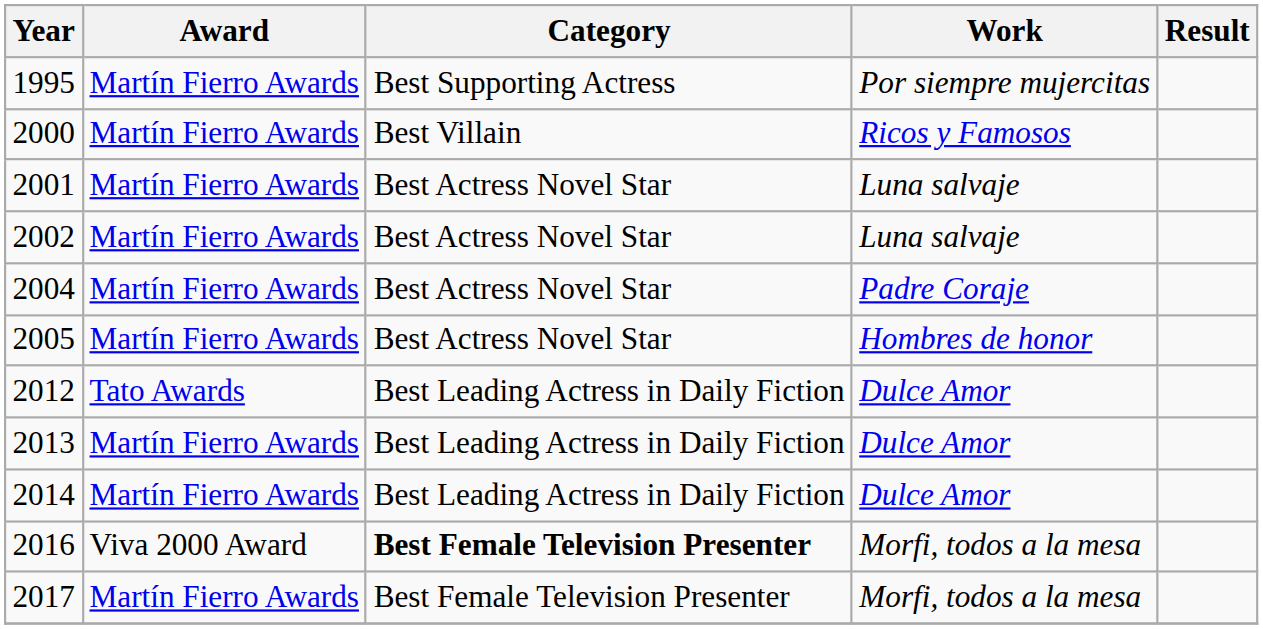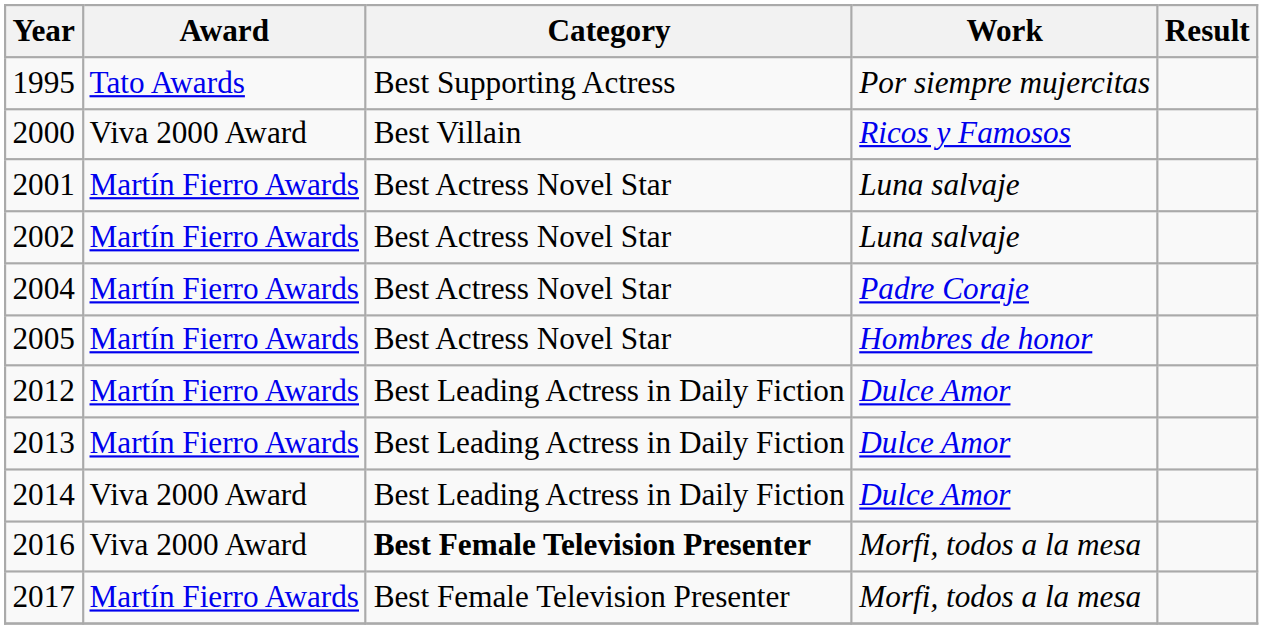(224, 82) Martín Fierro Awards -> (167, 82) Tato Awards
(224, 133) Martín Fierro Awards -> (198, 133) Viva 2000 Award
(167, 391) Tato Awards -> (224, 391) Martín Fierro Awards
(224, 494) Martín Fierro Awards -> (198, 494) Viva 2000 Award
